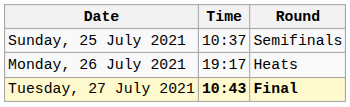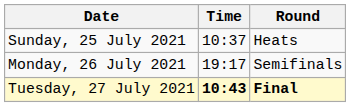(298, 41) Semifinals -> (276, 41) Heats
(276, 65) Heats -> (298, 65) Semifinals
